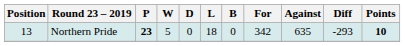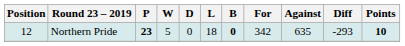(26, 31) 13 -> (26, 31) 12
(233, 31) normal -> (233, 31) bold
